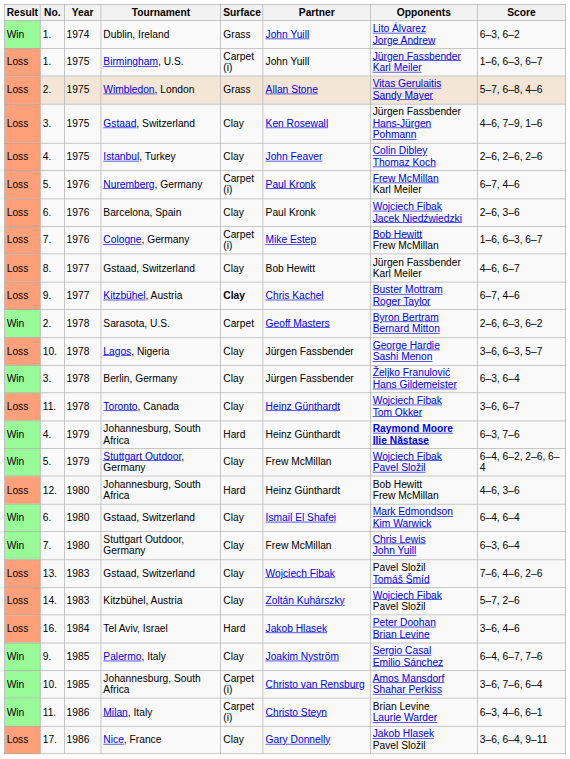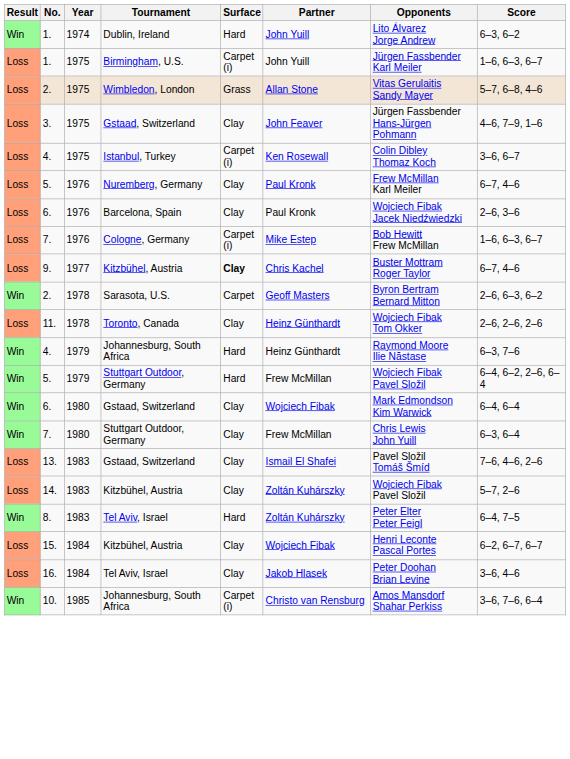(237, 34) Grass -> (234, 34) Hard
(297, 123) Ken Rosewall -> (294, 123) John Feaver
(234, 157) Clay -> (239, 157) Carpet (i)
(294, 157) John Feaver -> (297, 157) Ken Rosewall
(511, 157) 2–6, 2–6, 2–6 -> (500, 157) 3–6, 6–7
(239, 184) Carpet (i) -> (234, 184) Clay
- row: (47, 268)
- row: (50, 351)
- row: (47, 379)
(500, 407) 3–6, 6–7 -> (511, 323) 2–6, 2–6, 2–6
(413, 434) bold -> (411, 351) normal
(234, 462) Clay -> (234, 379) Hard
- row: (50, 490)
(301, 518) Ismail El Shafei -> (300, 407) Wojciech Fibak
(300, 573) Wojciech Fibak -> (301, 462) Ismail El Shafei
+ row: (47, 518)
+ row: (50, 545)
(234, 629) Hard -> (234, 573) Clay
- row: (47, 656)
- row: (49, 712)
- row: (50, 740)
